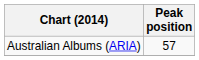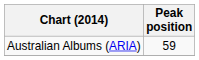(169, 45) 57 -> (169, 45) 59
